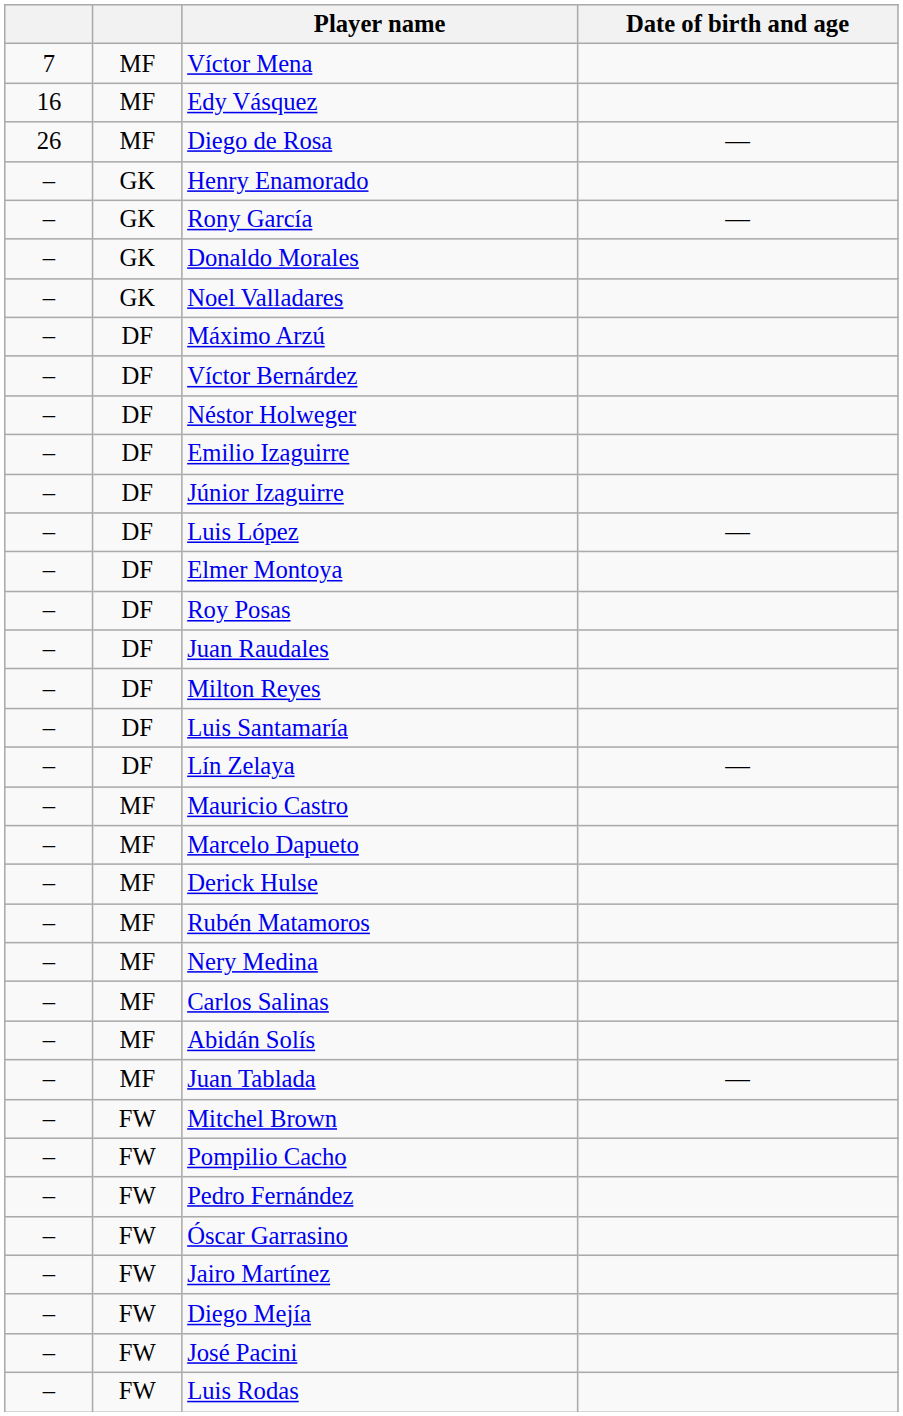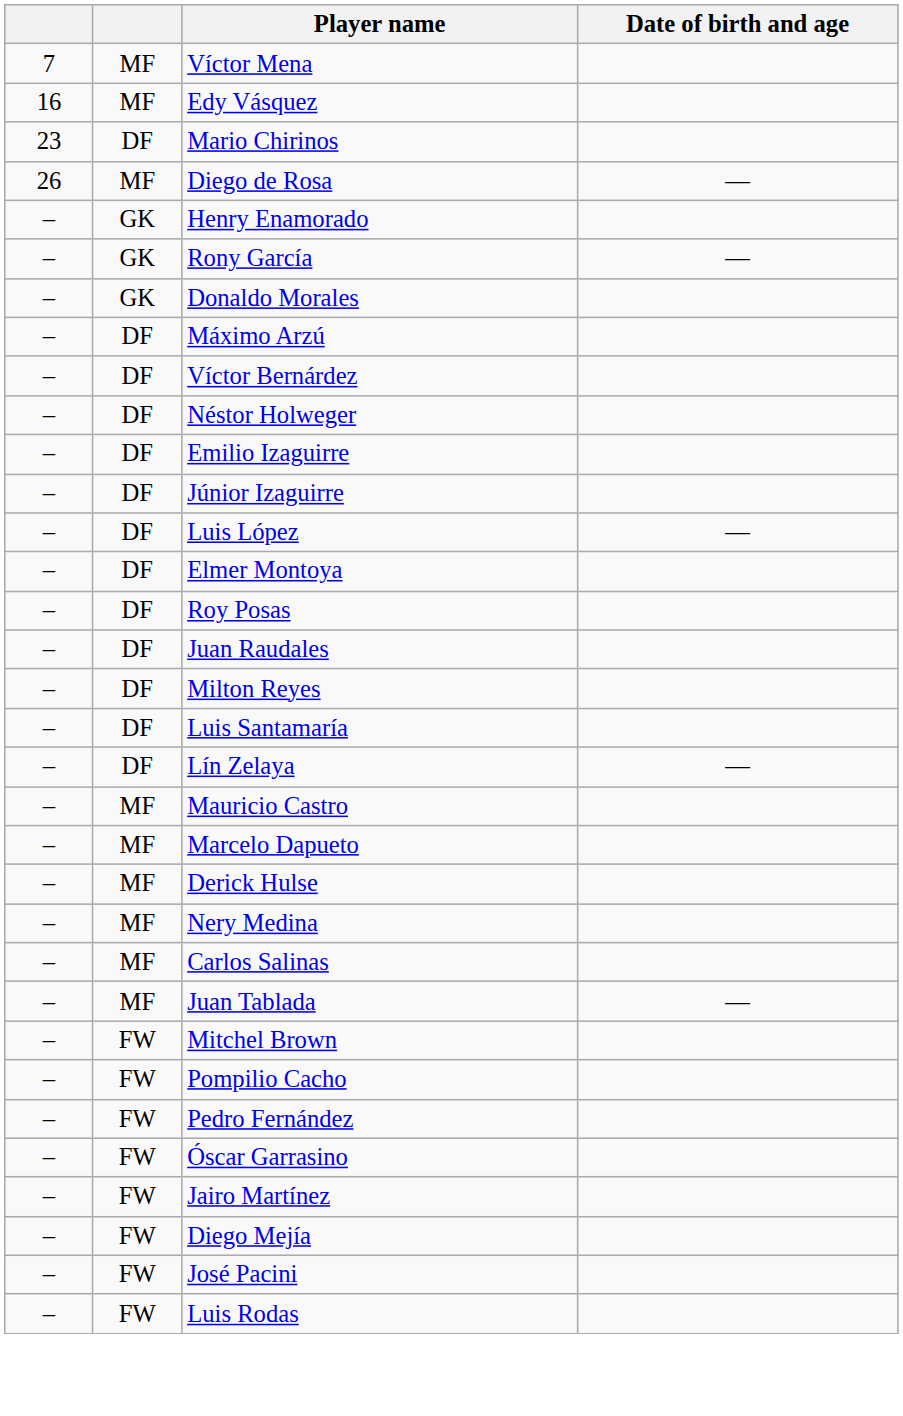+ row: (263, 141)
- row: (265, 297)
- row: (279, 922)
- row: (251, 1040)
